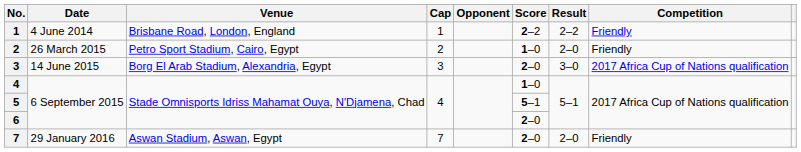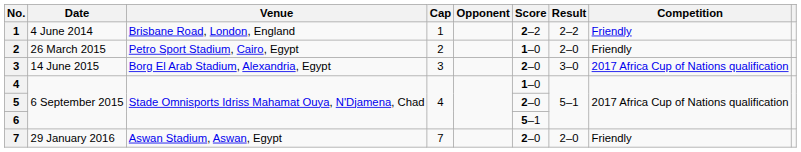(531, 102) 5–1 -> (531, 102) 2–0
(531, 120) 2–0 -> (531, 120) 5–1
